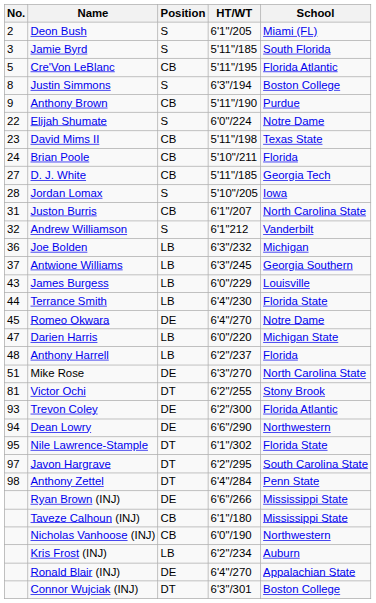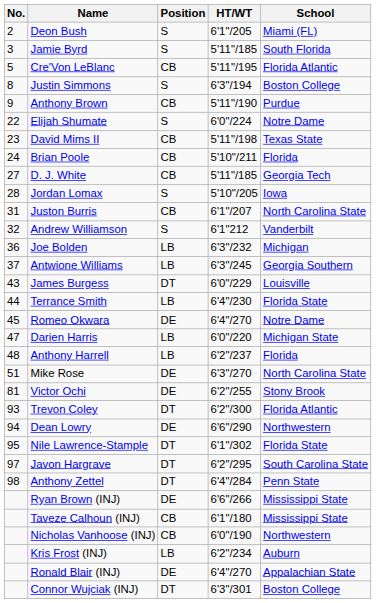(168, 283) LB -> (168, 283) DT
(168, 391) DT -> (168, 391) DE
(168, 409) DE -> (168, 409) DT
